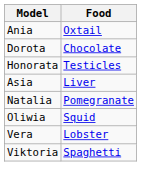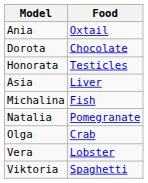+ row: (36, 100)
+ row: (20, 135)
- row: (26, 117)
